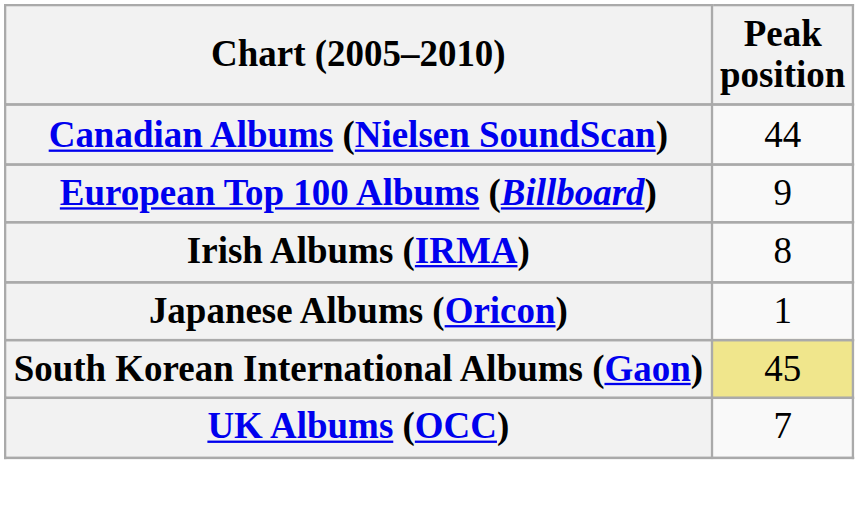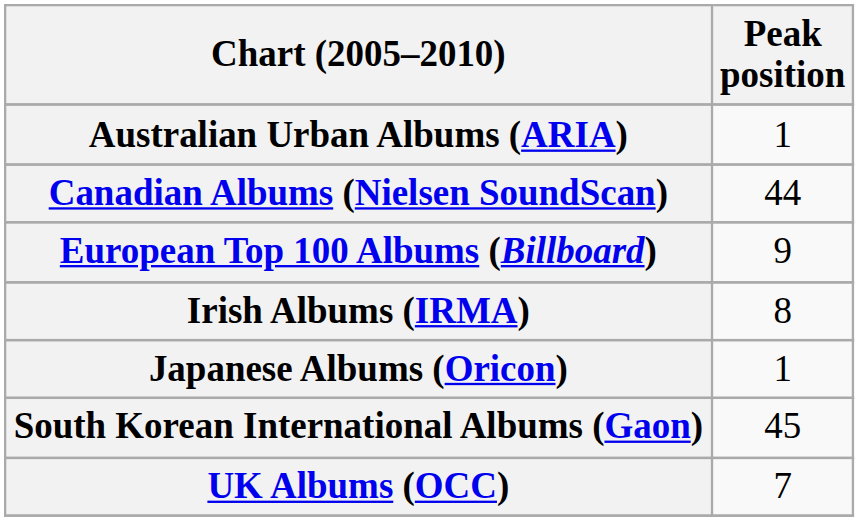+ row: (358, 134)
(783, 368) khaki background -> (783, 427) no background
